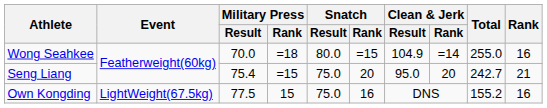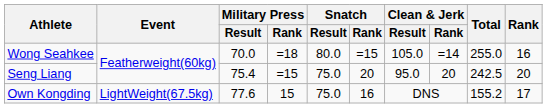(407, 54) 104.9 -> (407, 54) 105.0
(486, 74) 242.7 -> (486, 74) 242.5
(523, 74) 21 -> (523, 74) 20
(243, 94) 77.5 -> (243, 94) 77.6
(523, 94) 16 -> (523, 94) 17
